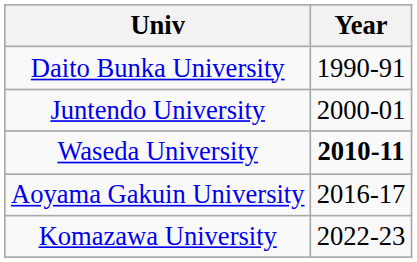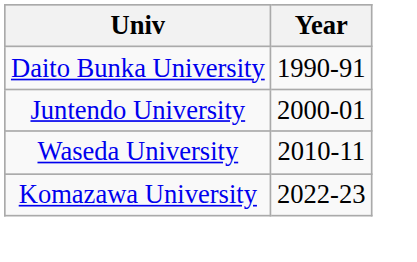(361, 151) bold -> (321, 151) normal
- row: (158, 194)
